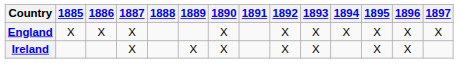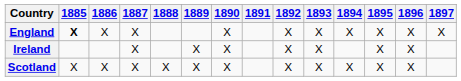(71, 32) normal -> (74, 32) bold
+ row: (32, 68)
